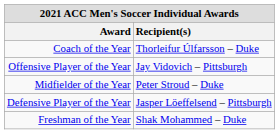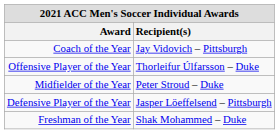(197, 49) Thorleifur Úlfarsson – Duke -> (191, 49) Jay Vidovich – Pittsburgh
(191, 67) Jay Vidovich – Pittsburgh -> (197, 67) Thorleifur Úlfarsson – Duke
